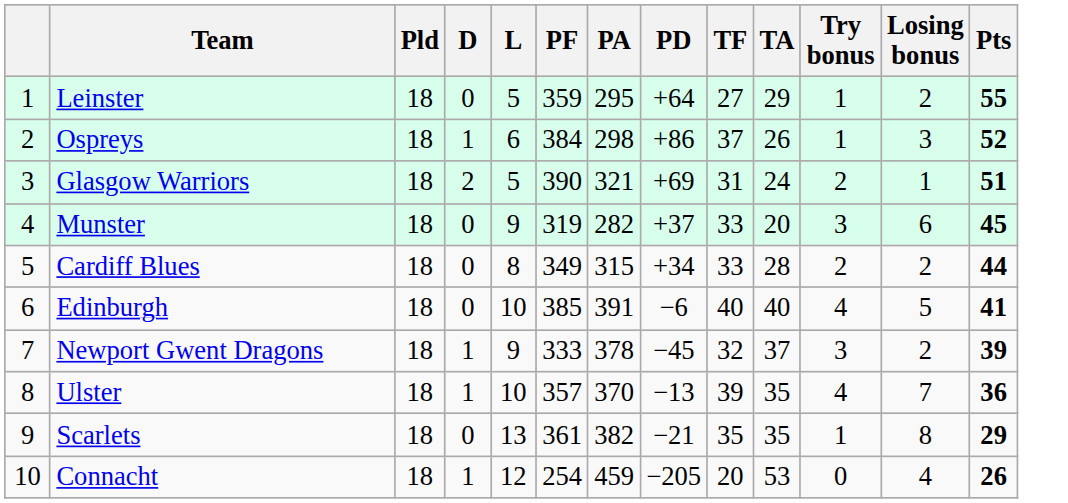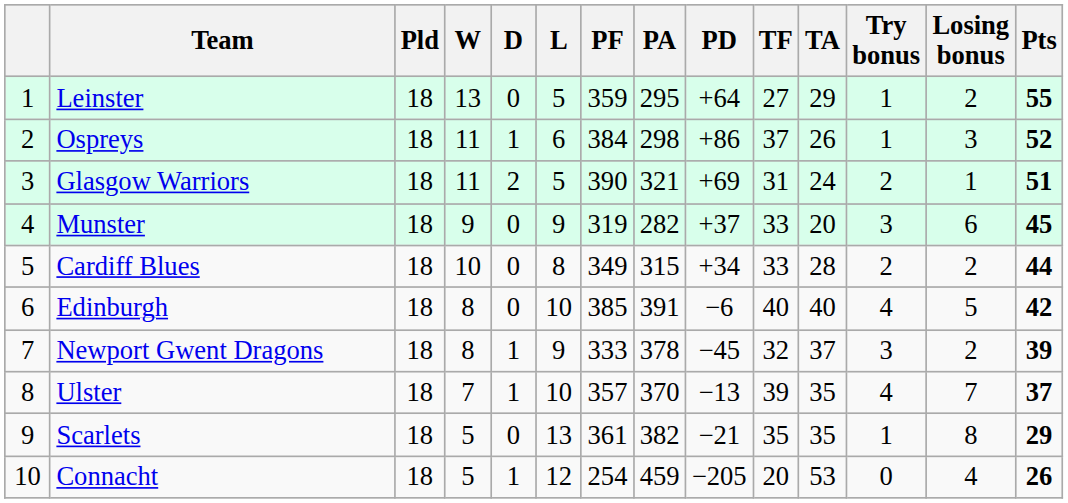+ column: (468, 40)
(994, 308) 41 -> (1039, 308) 42
(994, 392) 36 -> (1039, 392) 37
